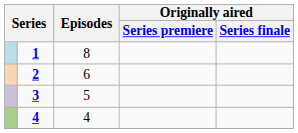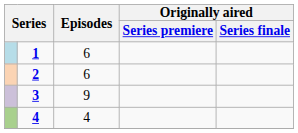(87, 53) 8 -> (87, 53) 6
(87, 96) 5 -> (87, 96) 9
